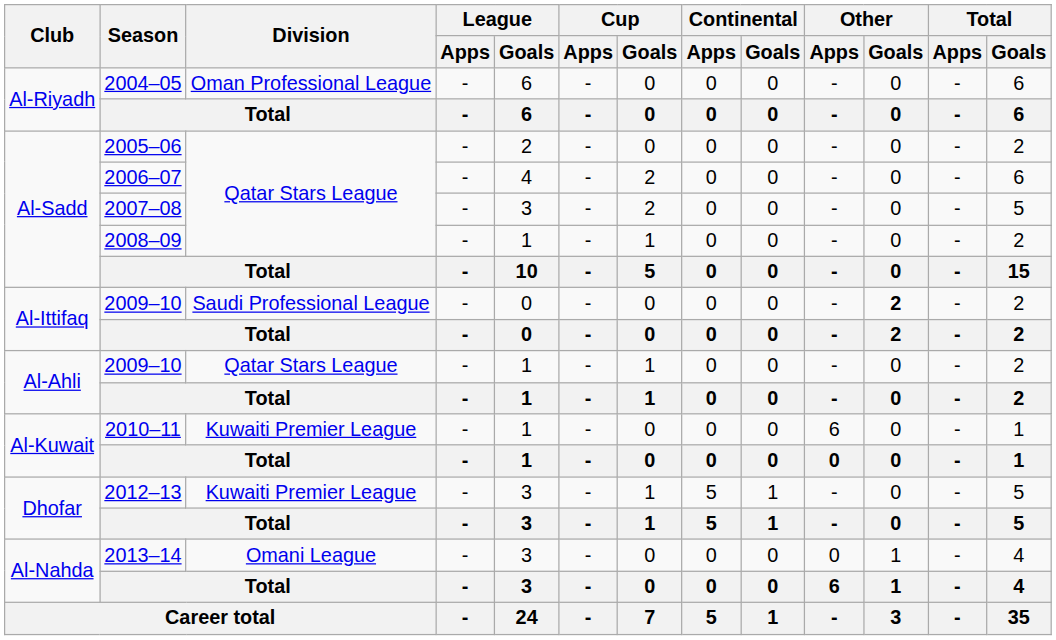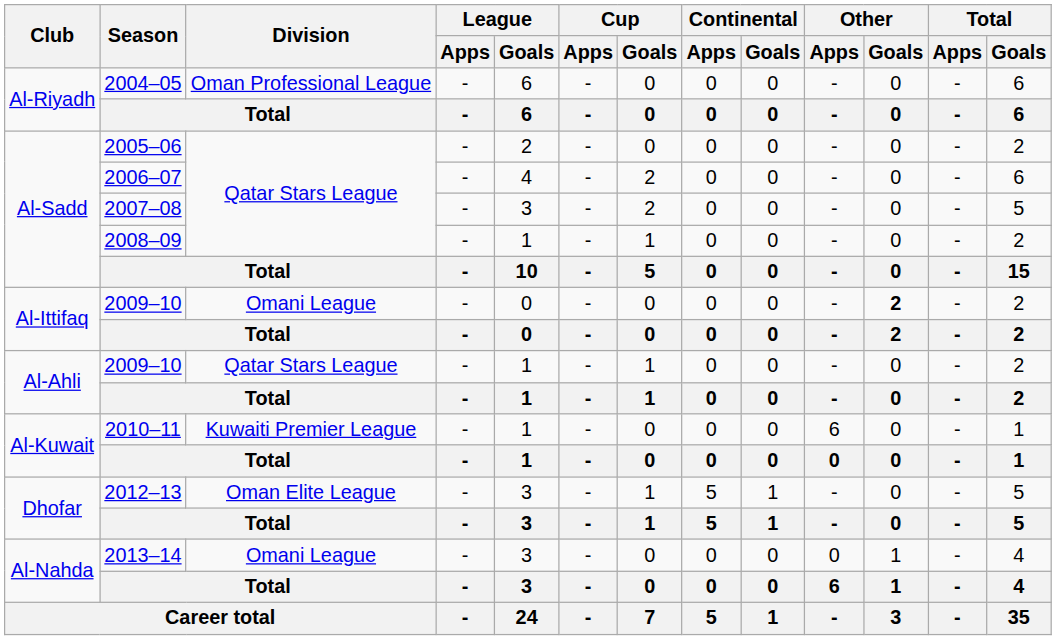(311, 303) Saudi Professional League -> (311, 303) Omani League
(311, 492) Kuwaiti Premier League -> (311, 492) Oman Elite League
